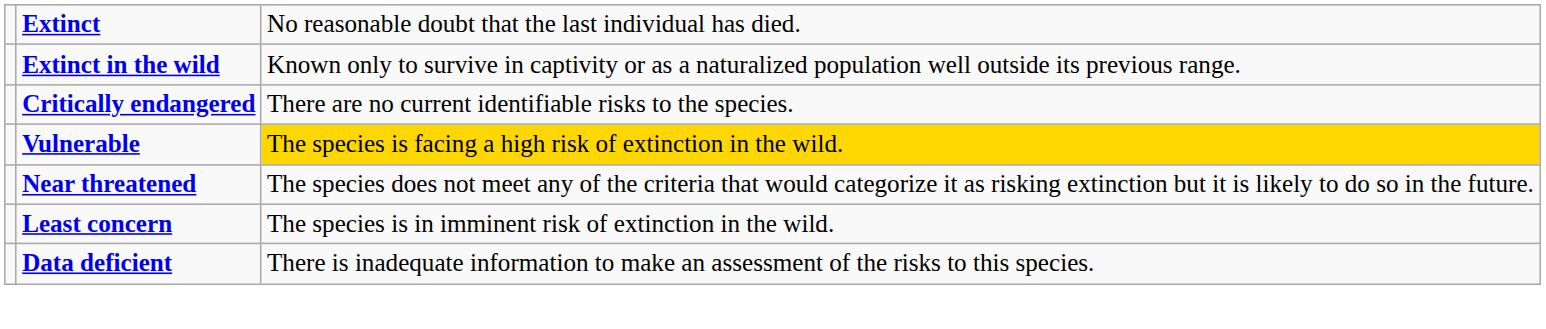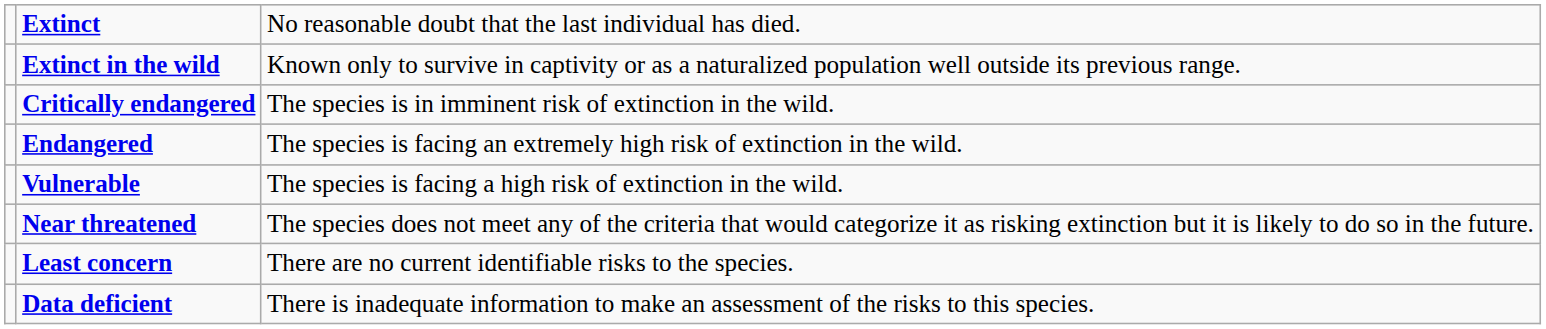(530, 104) There are no current identifiable risks to the species. -> (551, 104) The species is in imminent risk of extinction in the wild.
+ row: (88, 143)
(555, 143) gold background -> (555, 183) no background
(551, 223) The species is in imminent risk of extinction in the wild. -> (530, 263) There are no current identifiable risks to the species.
